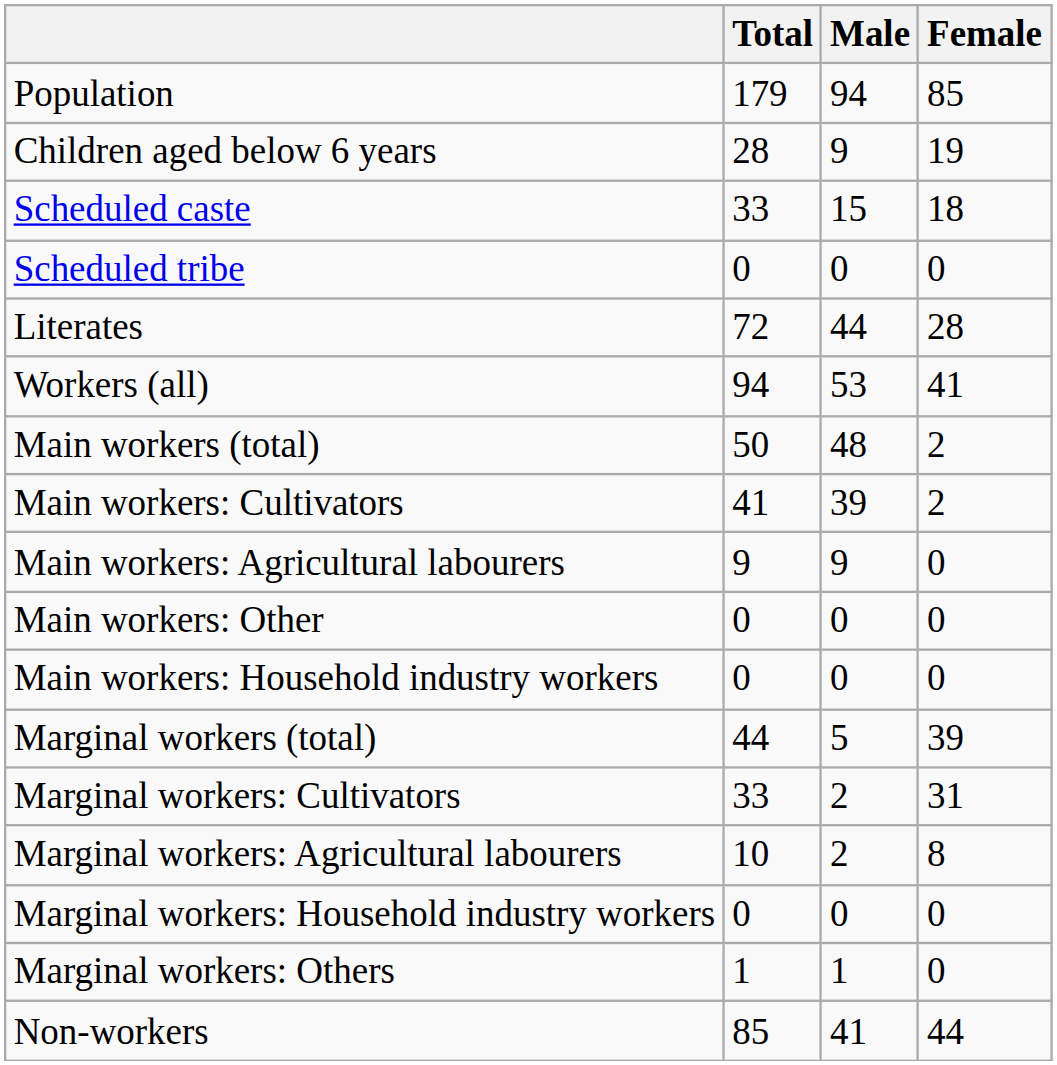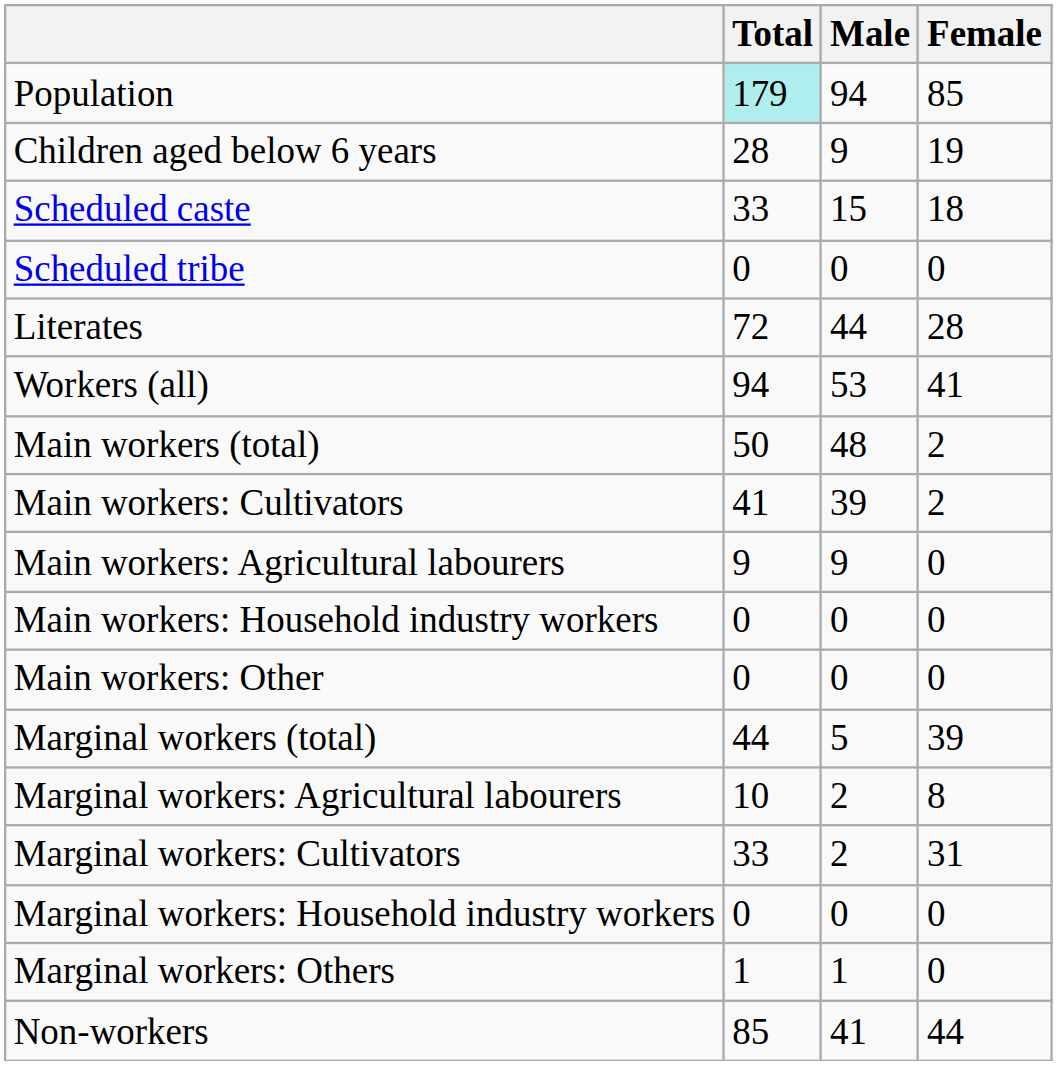(760, 92) no background -> (760, 92) paleturquoise background
rows swapped: (336, 678) <-> (169, 619)
rows swapped: (237, 795) <-> (318, 854)
